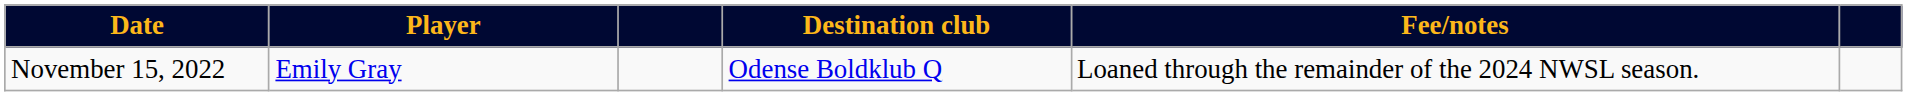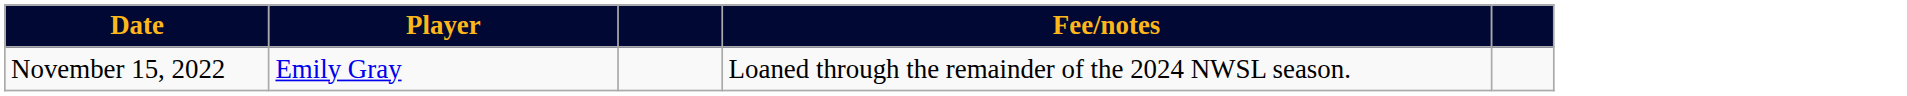- column: (897, 25)
